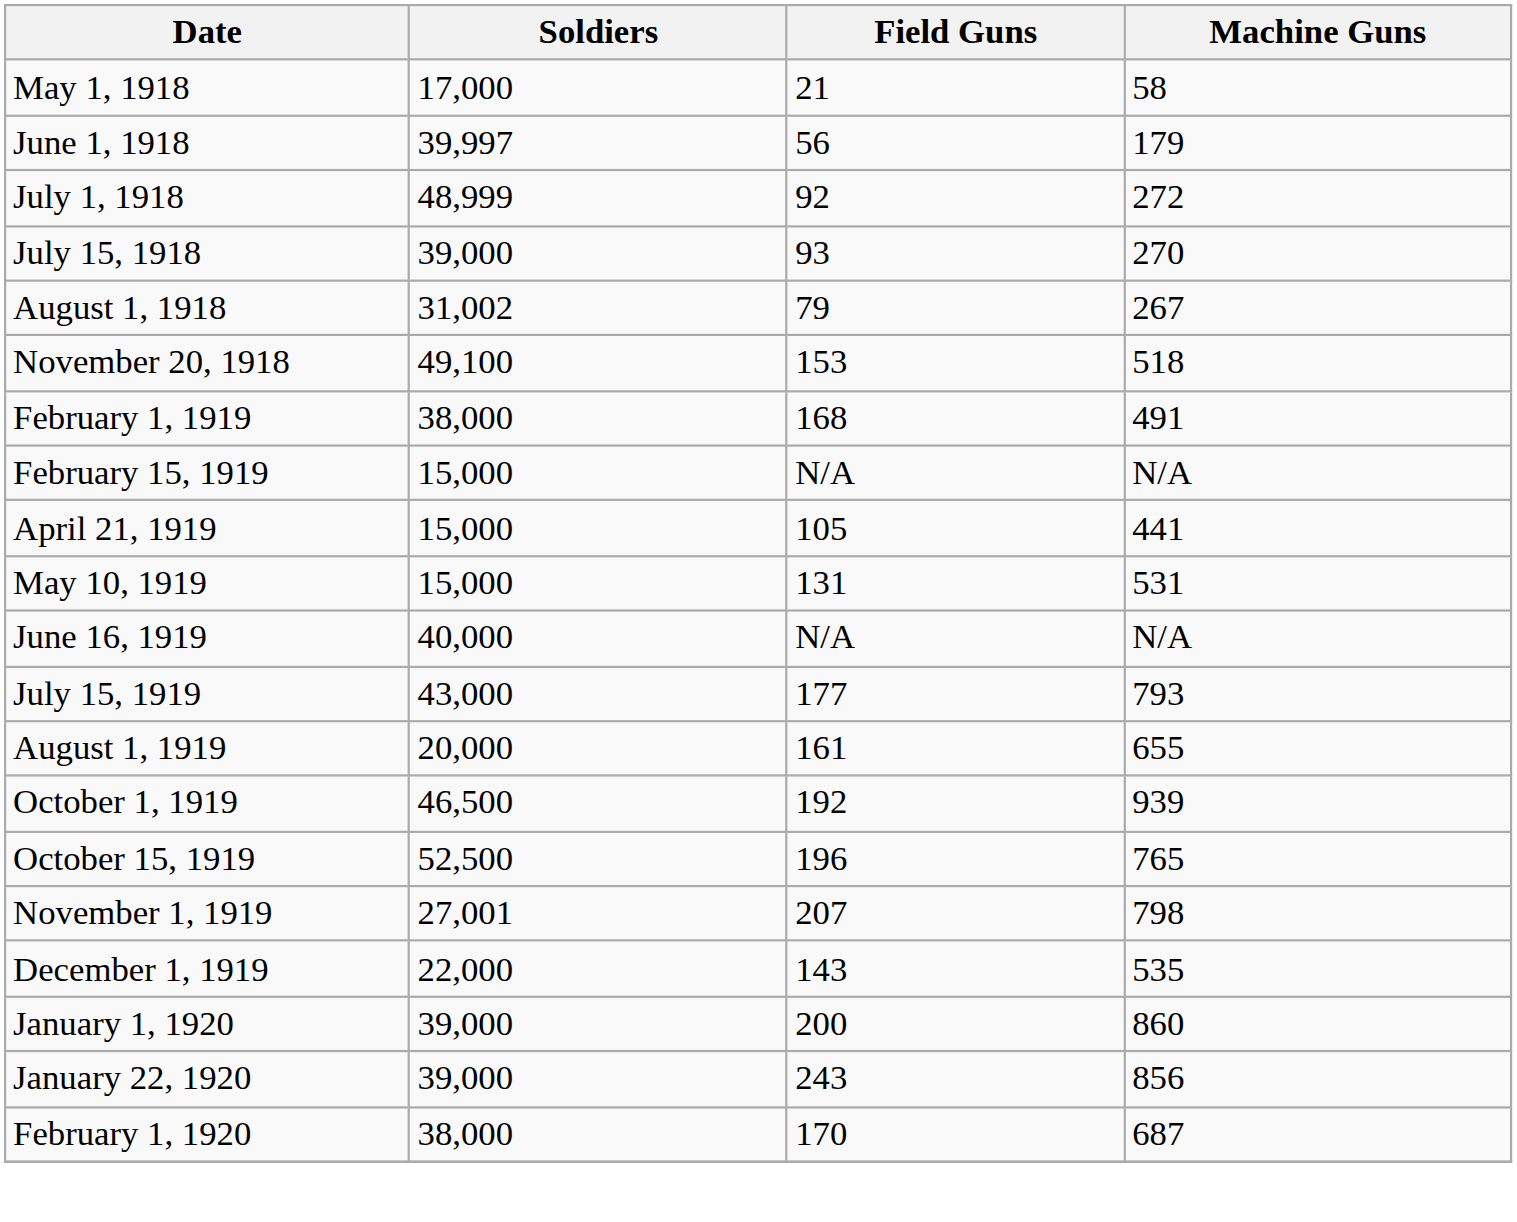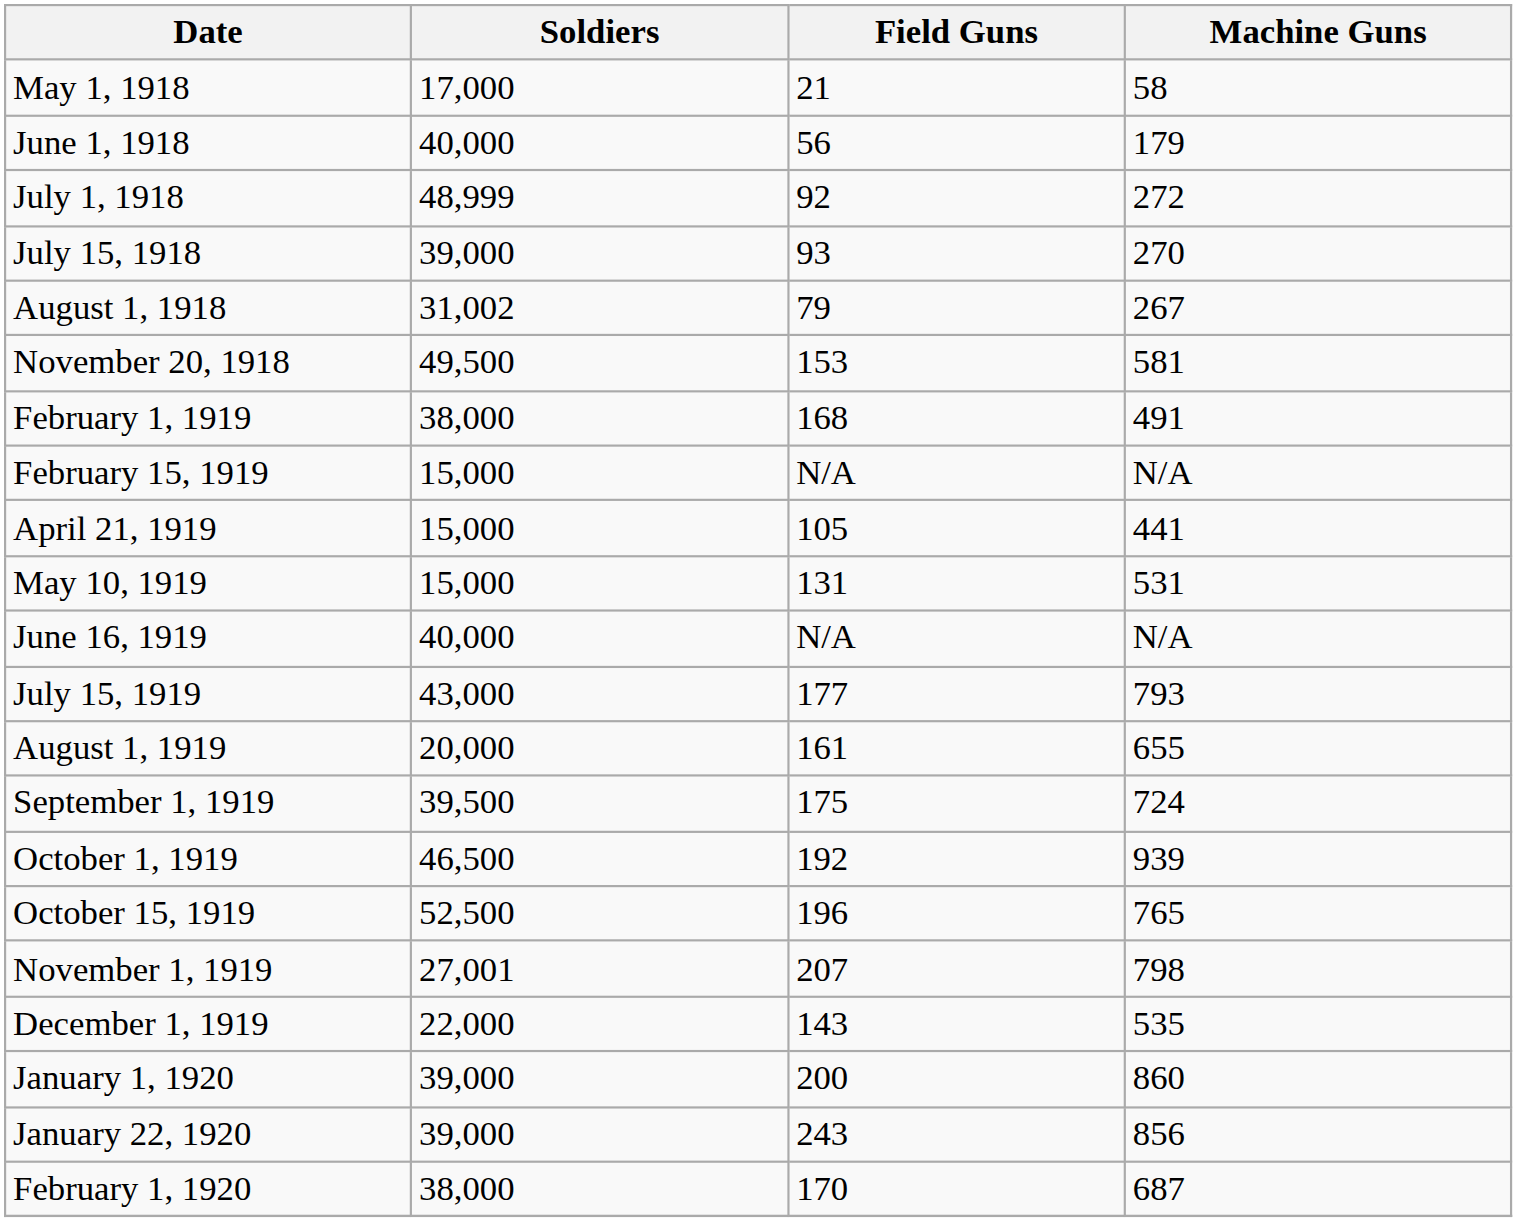(465, 142) 39,997 -> (467, 142) 40,000
(465, 362) 49,100 -> (467, 362) 49,500
(1158, 362) 518 -> (1159, 362) 581
+ row: (144, 802)
